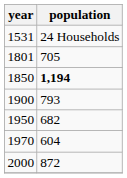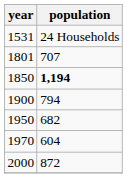(50, 57) 705 -> (50, 57) 707
(50, 99) 793 -> (50, 99) 794
